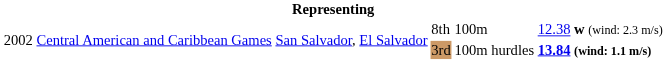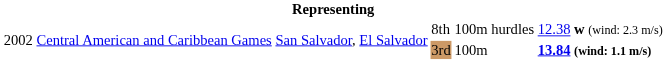(471, 29) 100m -> (494, 29) 100m hurdles
(494, 50) 100m hurdles -> (471, 50) 100m
